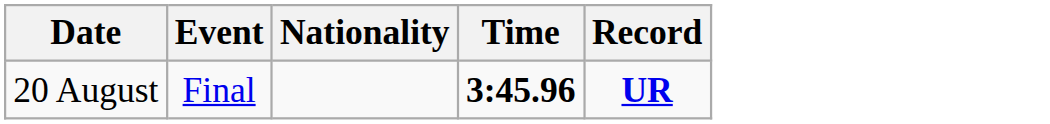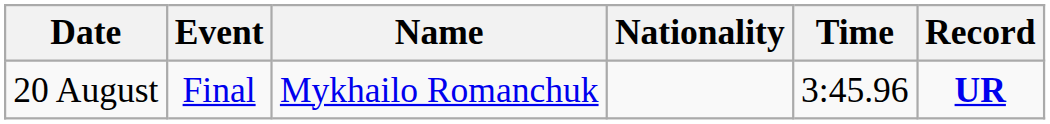+ column: (439, 32)
(521, 88) bold -> (855, 88) normal
